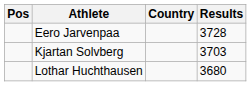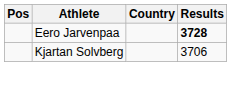(213, 33) normal -> (194, 33) bold
(213, 52) 3703 -> (194, 52) 3706
- row: (89, 71)
